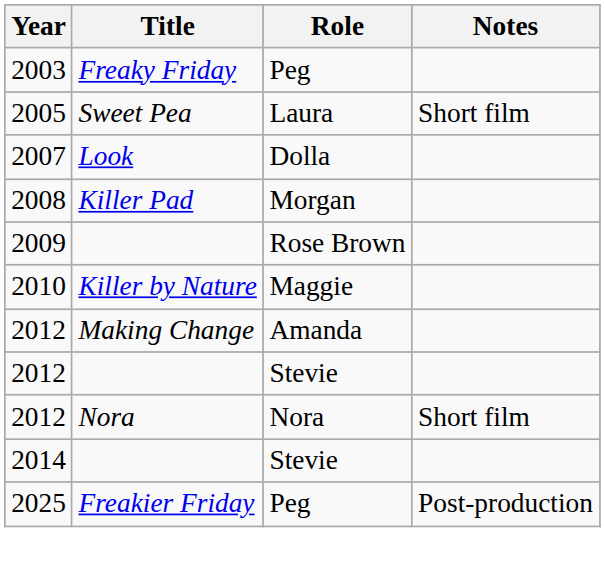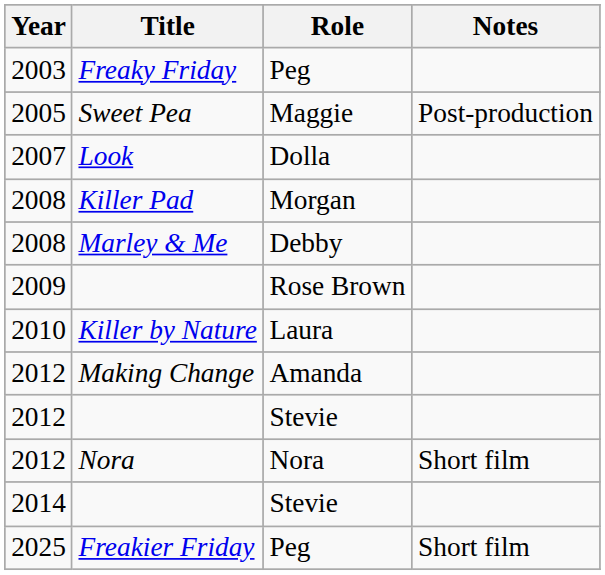(301, 112) Laura -> (311, 112) Maggie
(474, 112) Short film -> (506, 112) Post-production
+ row: (39, 243)
(311, 286) Maggie -> (301, 329) Laura
(506, 503) Post-production -> (474, 546) Short film
